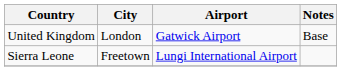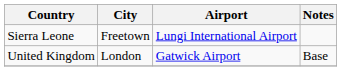rows swapped: (41, 55) <-> (51, 35)
